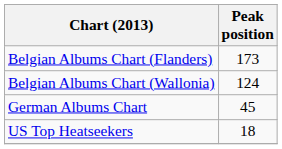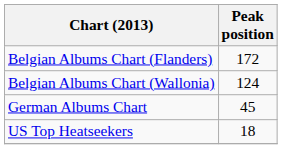(248, 58) 173 -> (248, 58) 172
